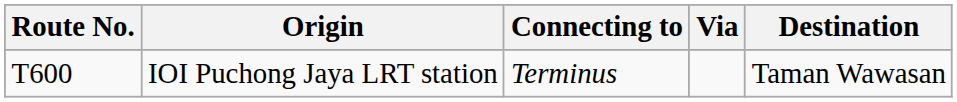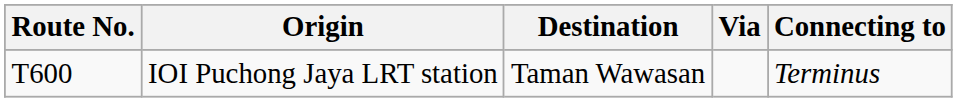columns swapped: (849, 27) <-> (597, 27)
